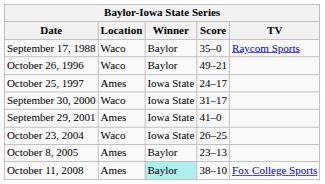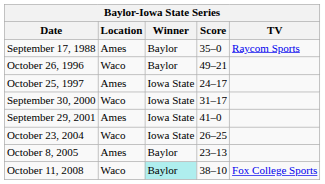(113, 48) Waco -> (113, 48) Ames
(113, 170) Ames -> (113, 170) Waco
